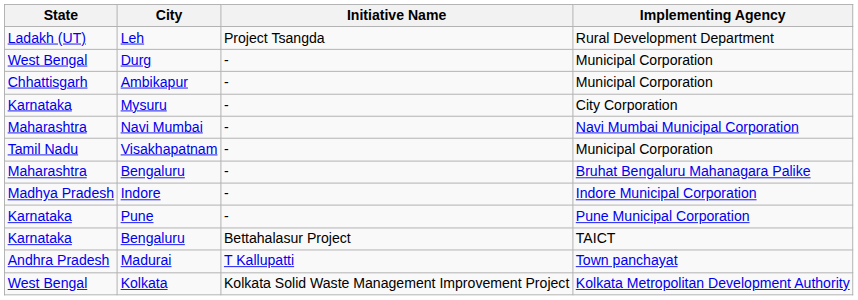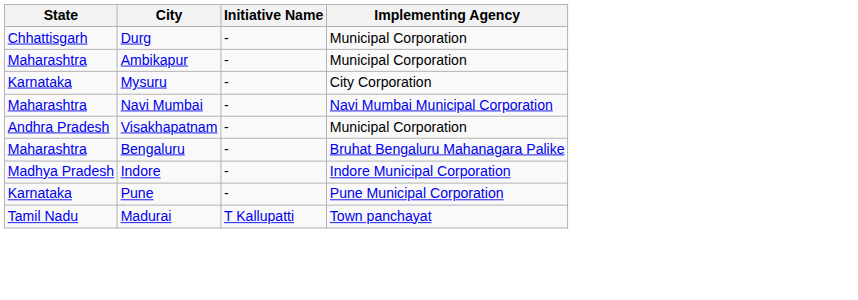- row: (132, 37)
(47, 60) West Bengal -> (48, 37) Chhattisgarh
(48, 82) Chhattisgarh -> (47, 60) Maharashtra
(43, 149) Tamil Nadu -> (59, 127) Andhra Pradesh
- row: (153, 238)
(59, 261) Andhra Pradesh -> (43, 216) Tamil Nadu
- row: (144, 283)
